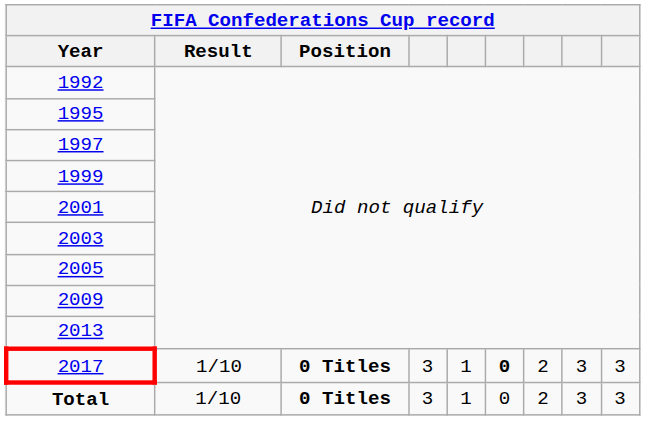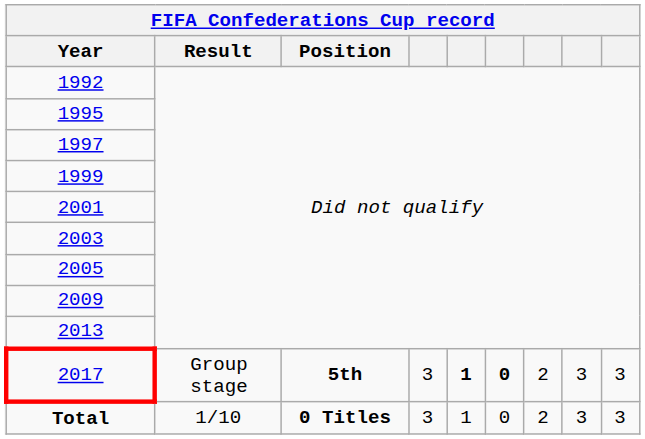(219, 366) 1/10 -> (219, 375) Group stage
(345, 366) 0 Titles -> (345, 375) 5th
(466, 366) normal -> (466, 375) bold
